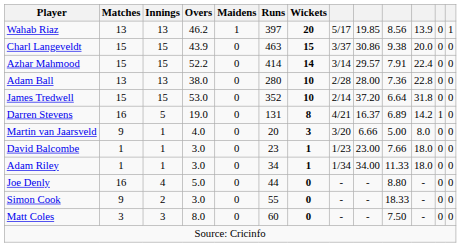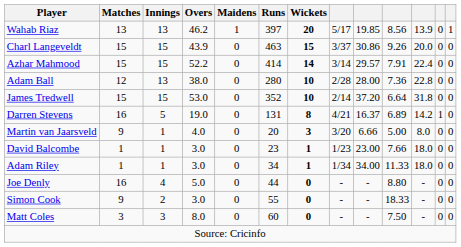(397, 47) 9.38 -> (397, 47) 9.26
(121, 81) 13 -> (121, 81) 12
